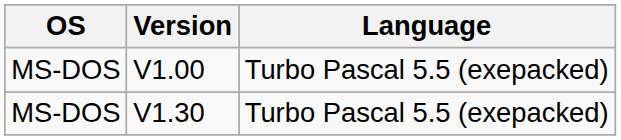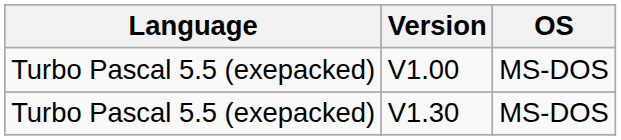columns swapped: (66, 26) <-> (427, 26)
